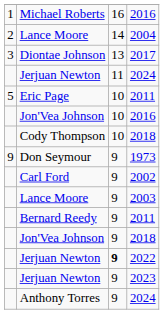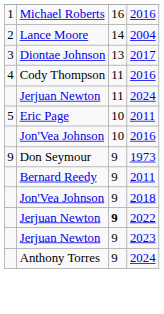+ row: (62, 75)
- row: (62, 136)
- row: (44, 177)
- row: (54, 197)
